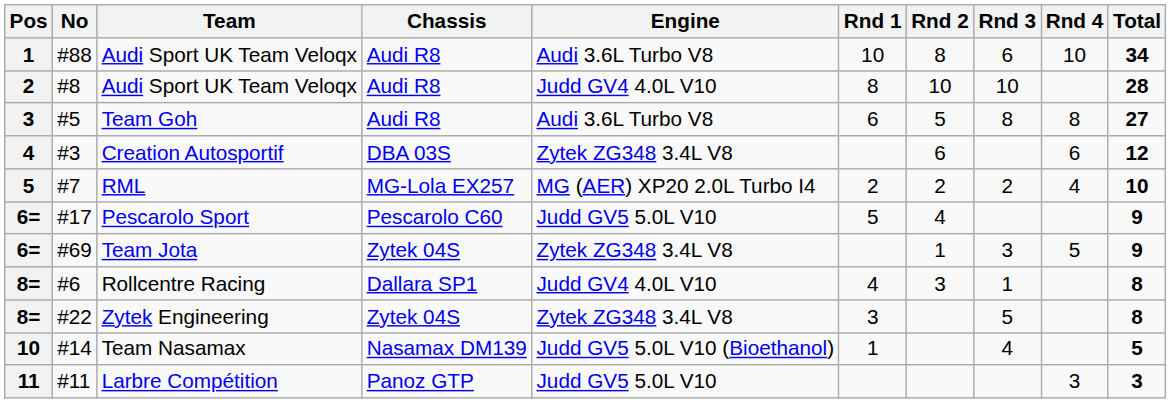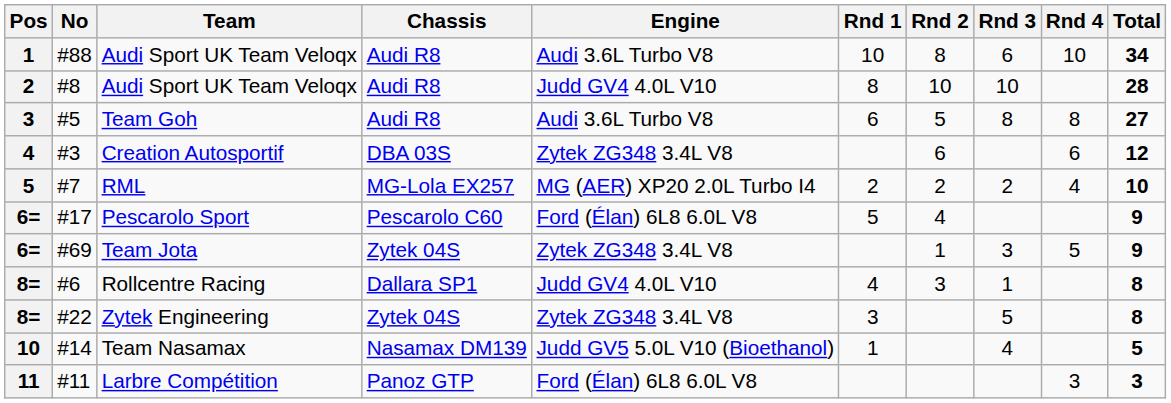(627, 218) Judd GV5 5.0L V10 -> (647, 218) Ford (Élan) 6L8 6.0L V8
(627, 382) Judd GV5 5.0L V10 -> (647, 382) Ford (Élan) 6L8 6.0L V8
